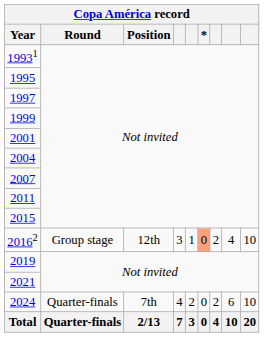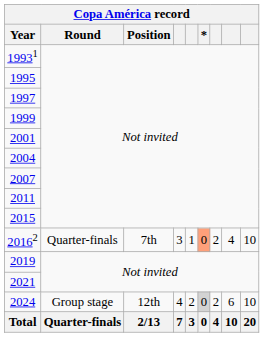(82, 240) Group stage -> (82, 240) Quarter-finals
(149, 240) 12th -> (149, 240) 7th
(82, 302) Quarter-finals -> (82, 302) Group stage
(149, 302) 7th -> (149, 302) 12th
(204, 302) no background -> (204, 302) lightgrey background
